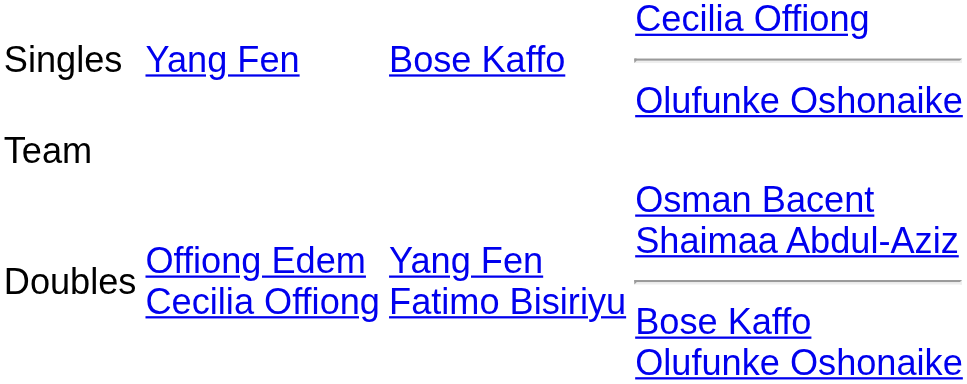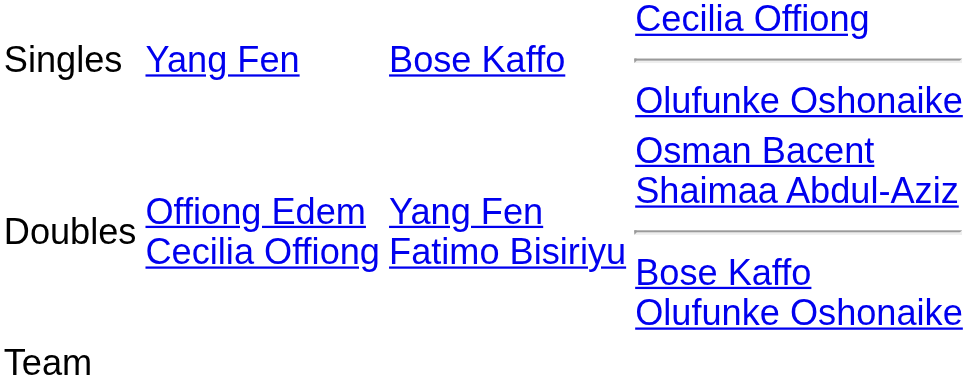rows swapped: (70, 281) <-> (48, 150)
